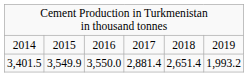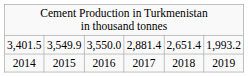rows swapped: (24, 44) <-> (24, 63)
